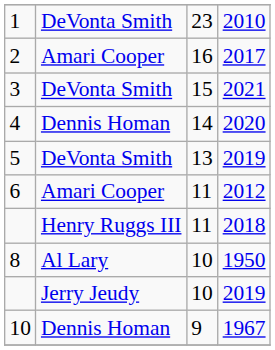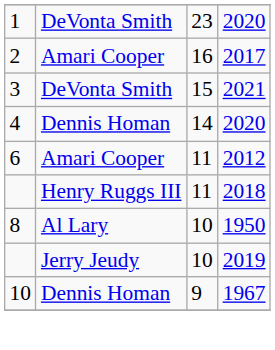(244, 21) 2010 -> (244, 21) 2020
- row: (15, 157)
